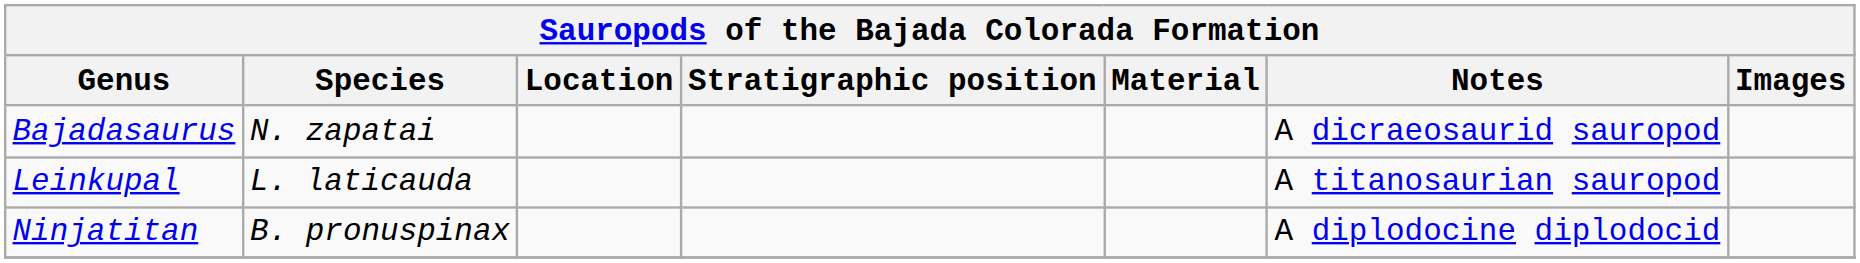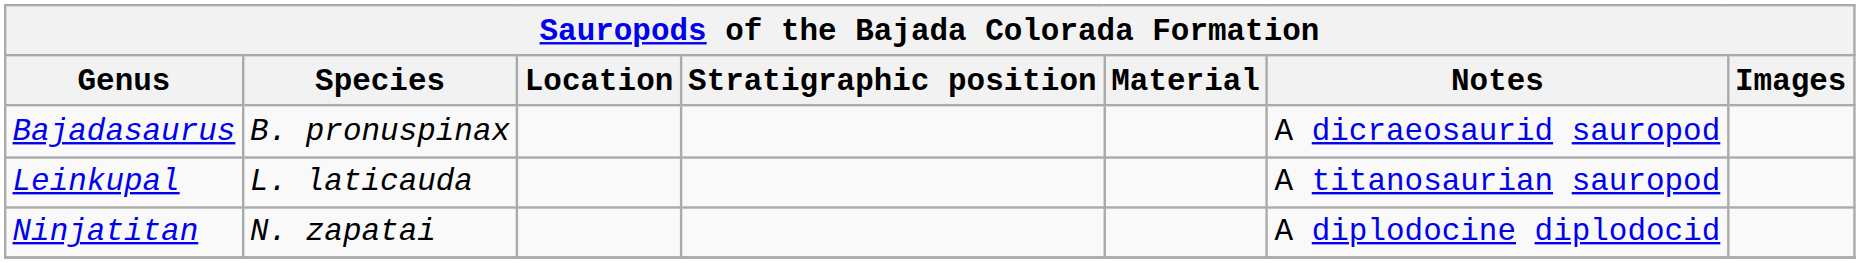(343, 131) N. zapatai -> (380, 131) B. pronuspinax
(380, 232) B. pronuspinax -> (343, 232) N. zapatai
